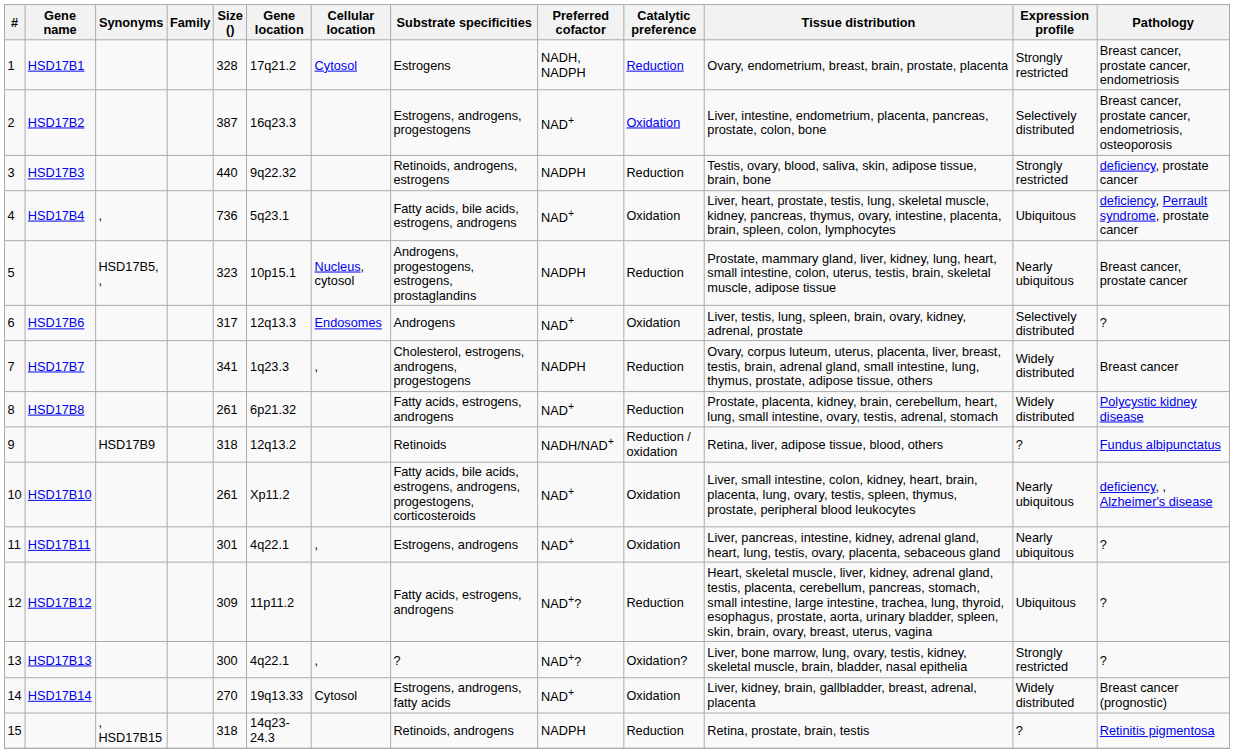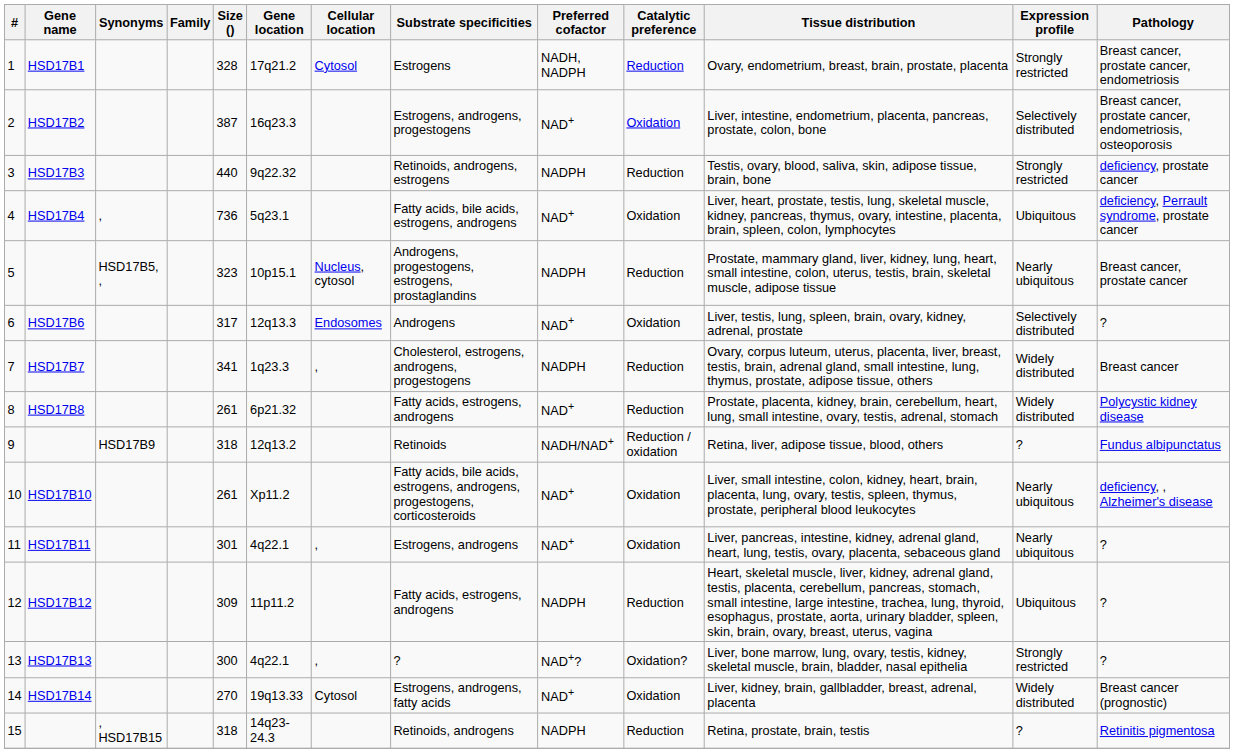(561, 602) NAD+? -> (563, 602) NADPH
